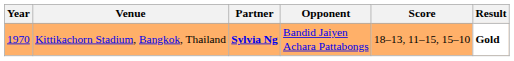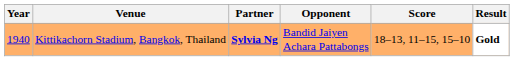(18, 39) 1970 -> (18, 39) 1940
